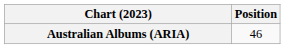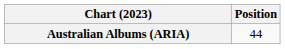(256, 33) 46 -> (256, 33) 44
